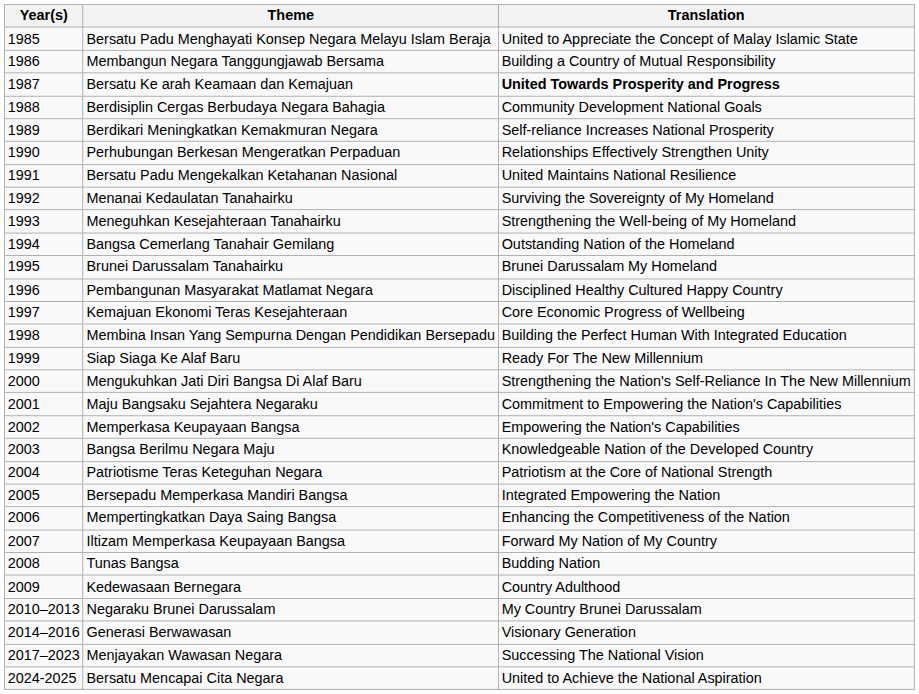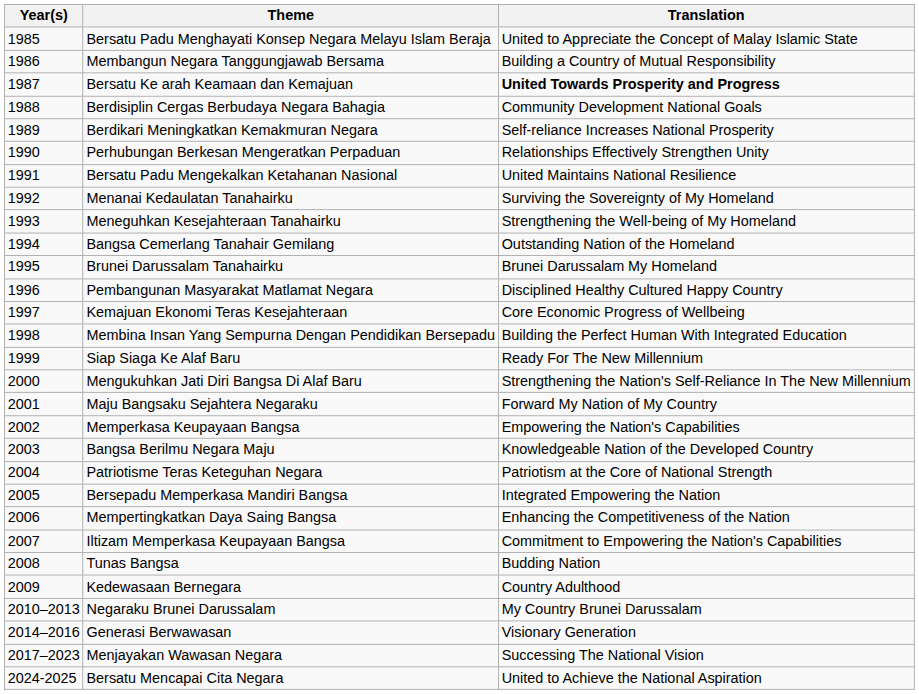(672, 404) Commitment to Empowering the Nation's Capabilities -> (609, 404) Forward My Nation of My Country
(609, 541) Forward My Nation of My Country -> (672, 541) Commitment to Empowering the Nation's Capabilities
